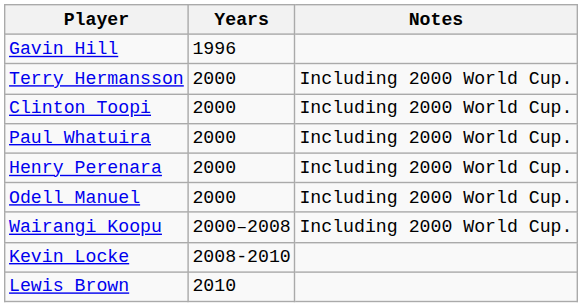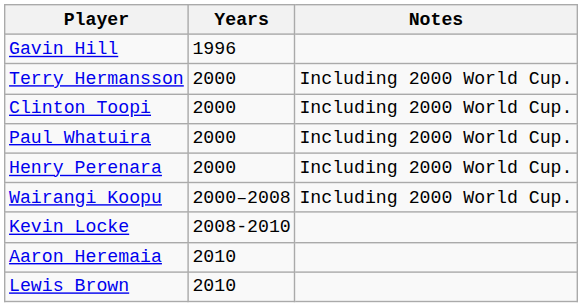- row: (75, 198)
+ row: (85, 257)
